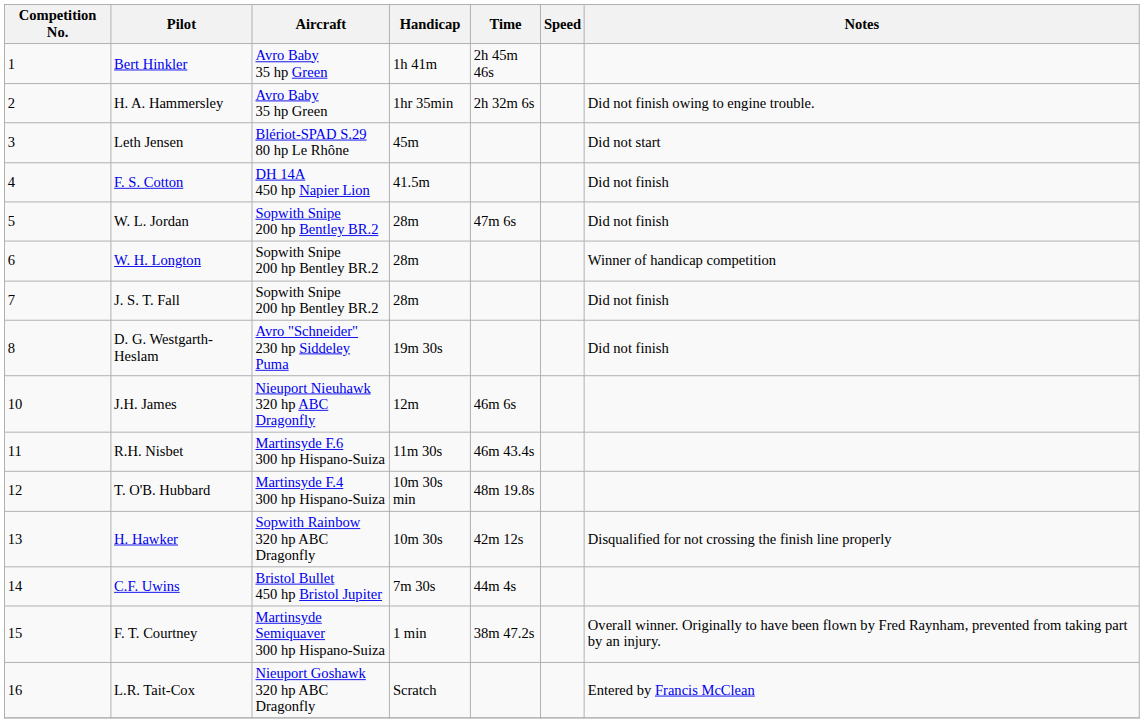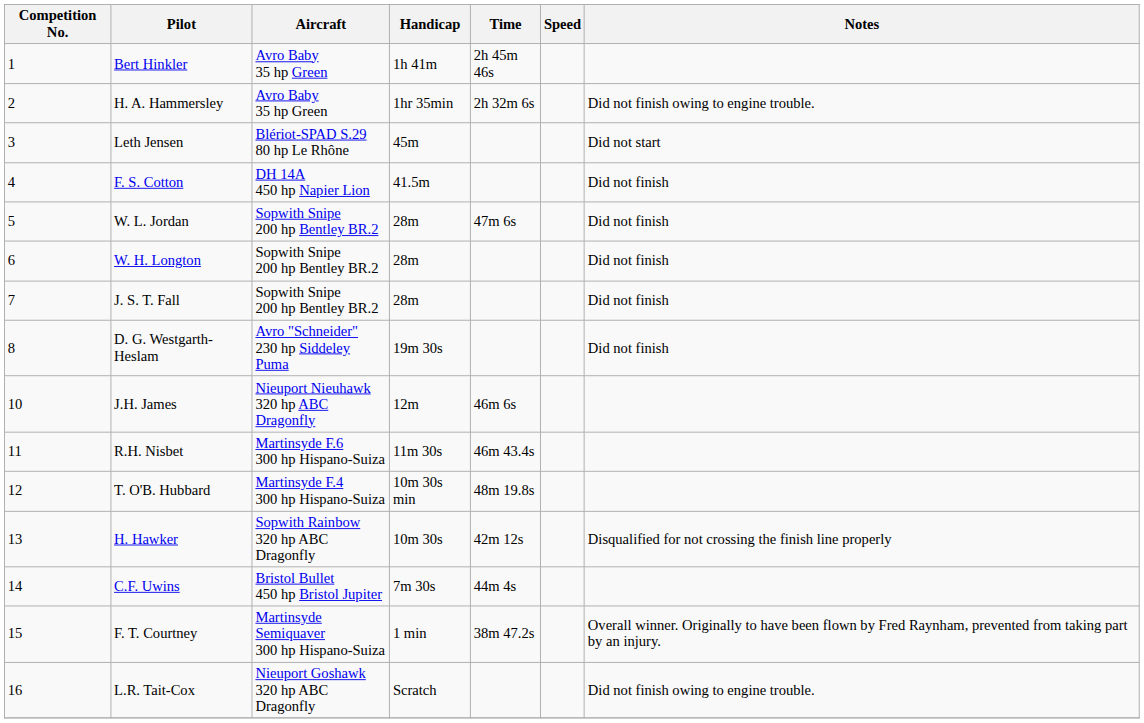(682, 261) Winner of handicap competition -> (628, 261) Did not finish
(671, 690) Entered by Francis McClean -> (701, 690) Did not finish owing to engine trouble.
